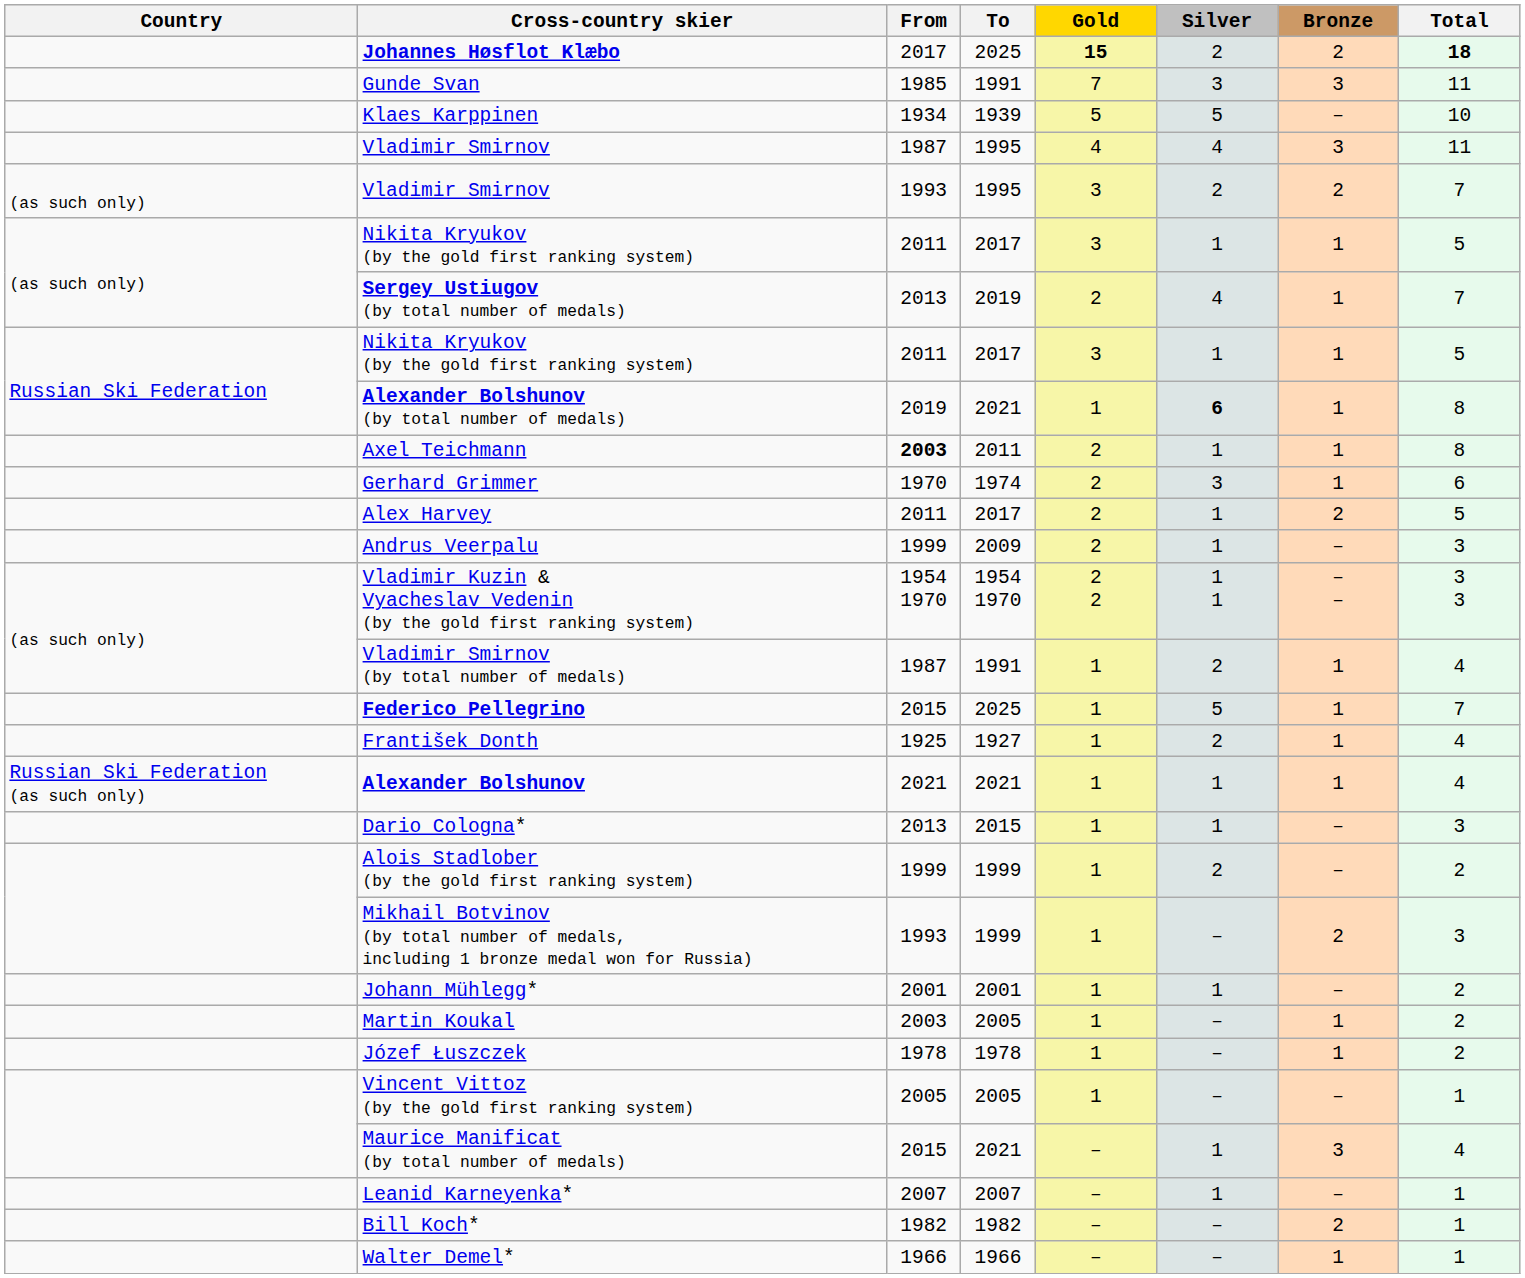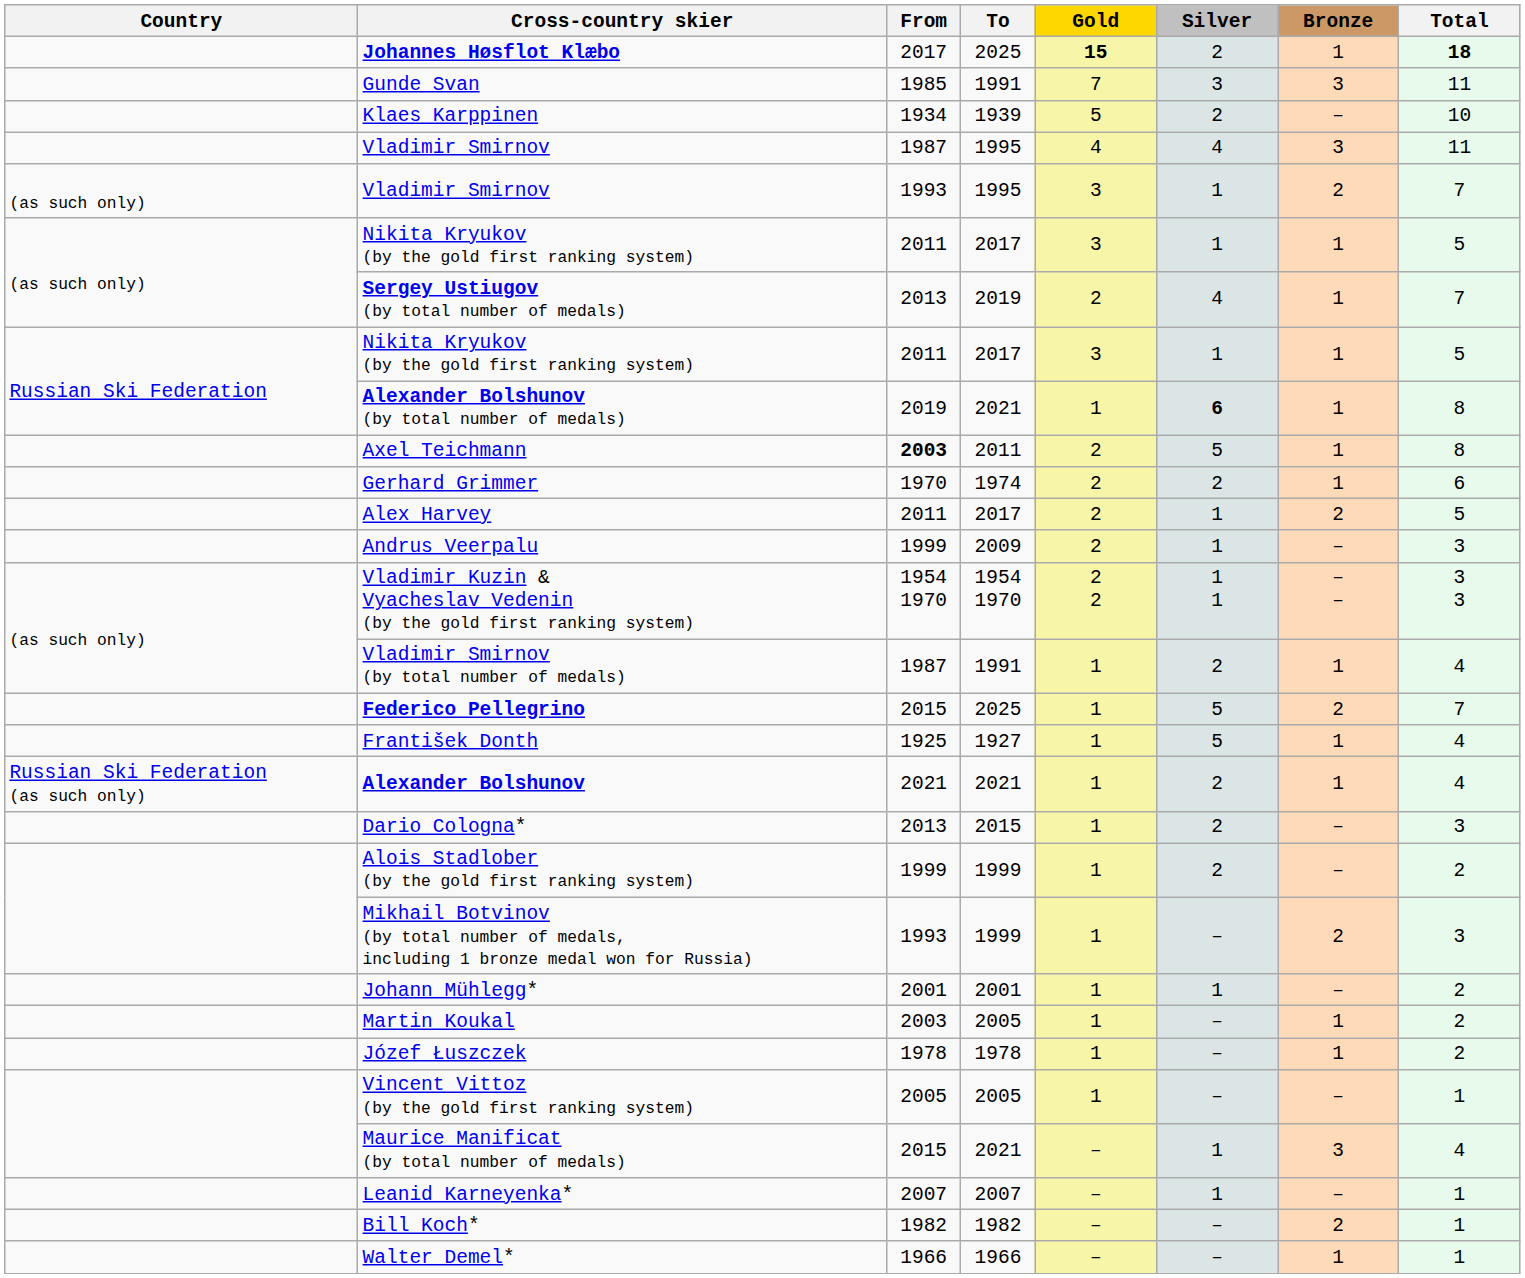(1338, 52) 2 -> (1338, 52) 1
(1217, 116) 5 -> (1217, 116) 2
(1217, 191) 2 -> (1217, 191) 1
(1217, 451) 1 -> (1217, 451) 5
(1217, 483) 3 -> (1217, 483) 2
(1338, 709) 1 -> (1338, 709) 2
(1217, 741) 2 -> (1217, 741) 5
(1217, 784) 1 -> (1217, 784) 2
(1217, 827) 1 -> (1217, 827) 2
